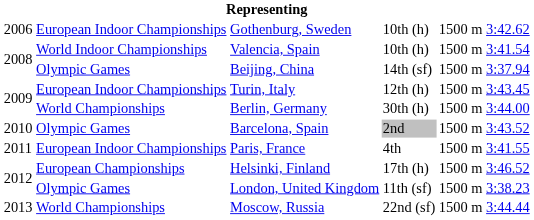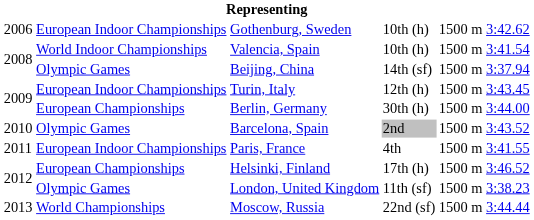(101, 108) World Championships -> (110, 108) European Championships
